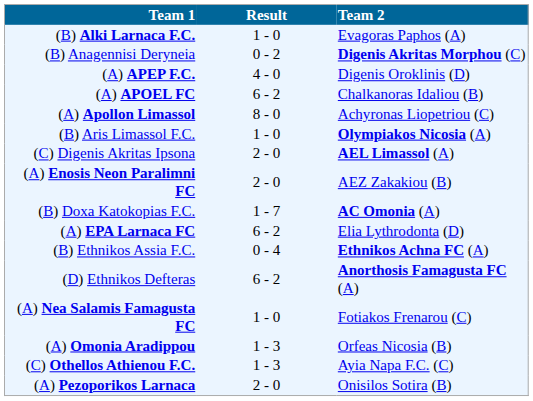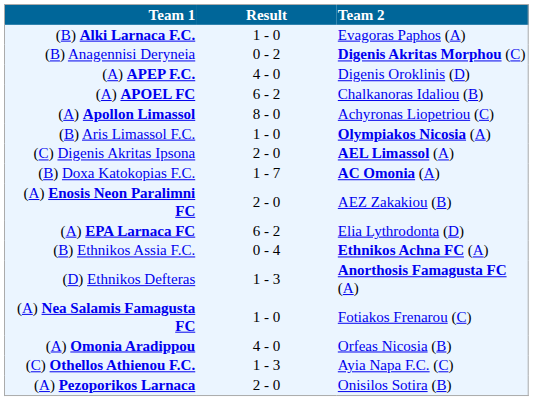rows swapped: (117, 210) <-> (109, 182)
(267, 279) 6 - 2 -> (267, 279) 1 - 3
(267, 345) 1 - 3 -> (267, 345) 4 - 0
